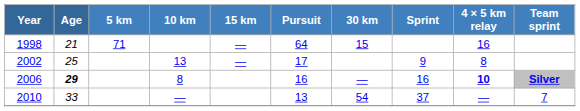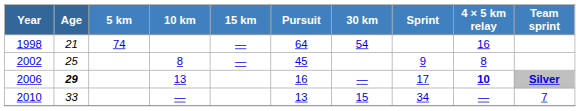(119, 44) 71 -> (119, 44) 74
(362, 44) 15 -> (362, 44) 54
(180, 62) 13 -> (180, 62) 8
(301, 62) 17 -> (301, 62) 45
(180, 79) 8 -> (180, 79) 13
(423, 79) 16 -> (423, 79) 17
(362, 97) 54 -> (362, 97) 15
(423, 97) 37 -> (423, 97) 34
